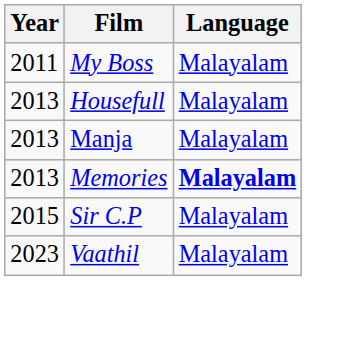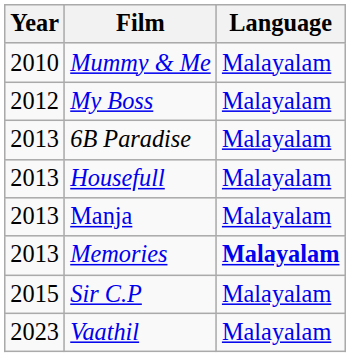+ row: (140, 62)
(34, 62) 2011 -> (35, 100) 2012
+ row: (131, 139)
